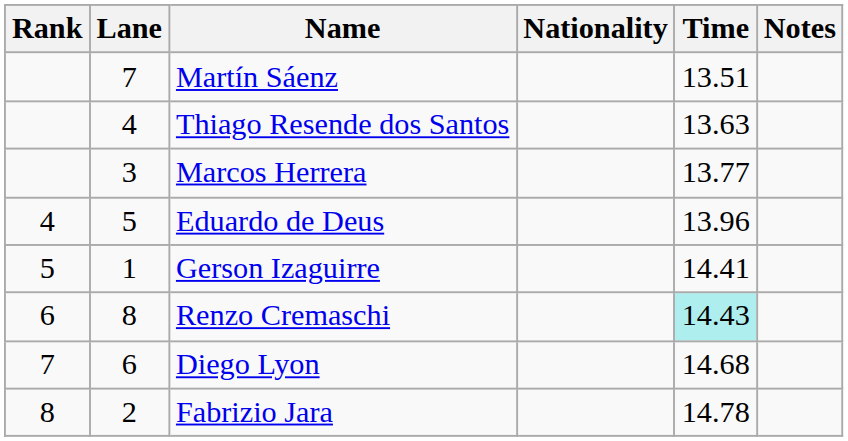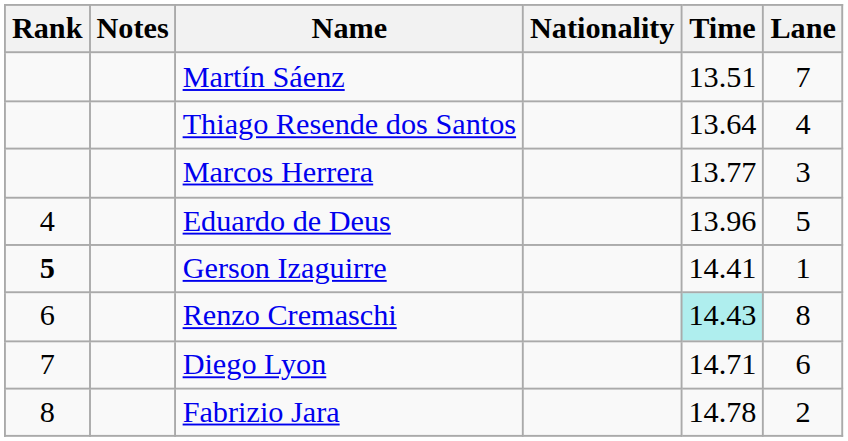columns swapped: (129, 28) <-> (800, 28)
(716, 124) 13.63 -> (722, 124) 13.64
(47, 268) normal -> (47, 268) bold
(716, 364) 14.68 -> (722, 364) 14.71
